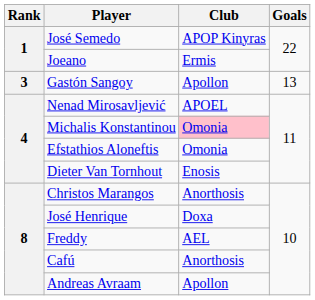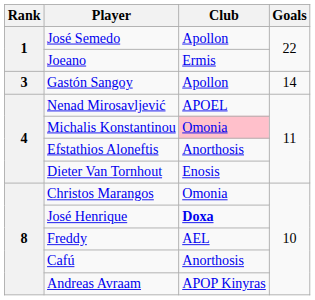(224, 37) APOP Kinyras -> (205, 37) Apollon
(289, 82) 13 -> (289, 82) 14
(205, 149) Omonia -> (213, 149) Anorthosis
(213, 194) Anorthosis -> (205, 194) Omonia
(197, 216) normal -> (198, 216) bold
(205, 283) Apollon -> (224, 283) APOP Kinyras
